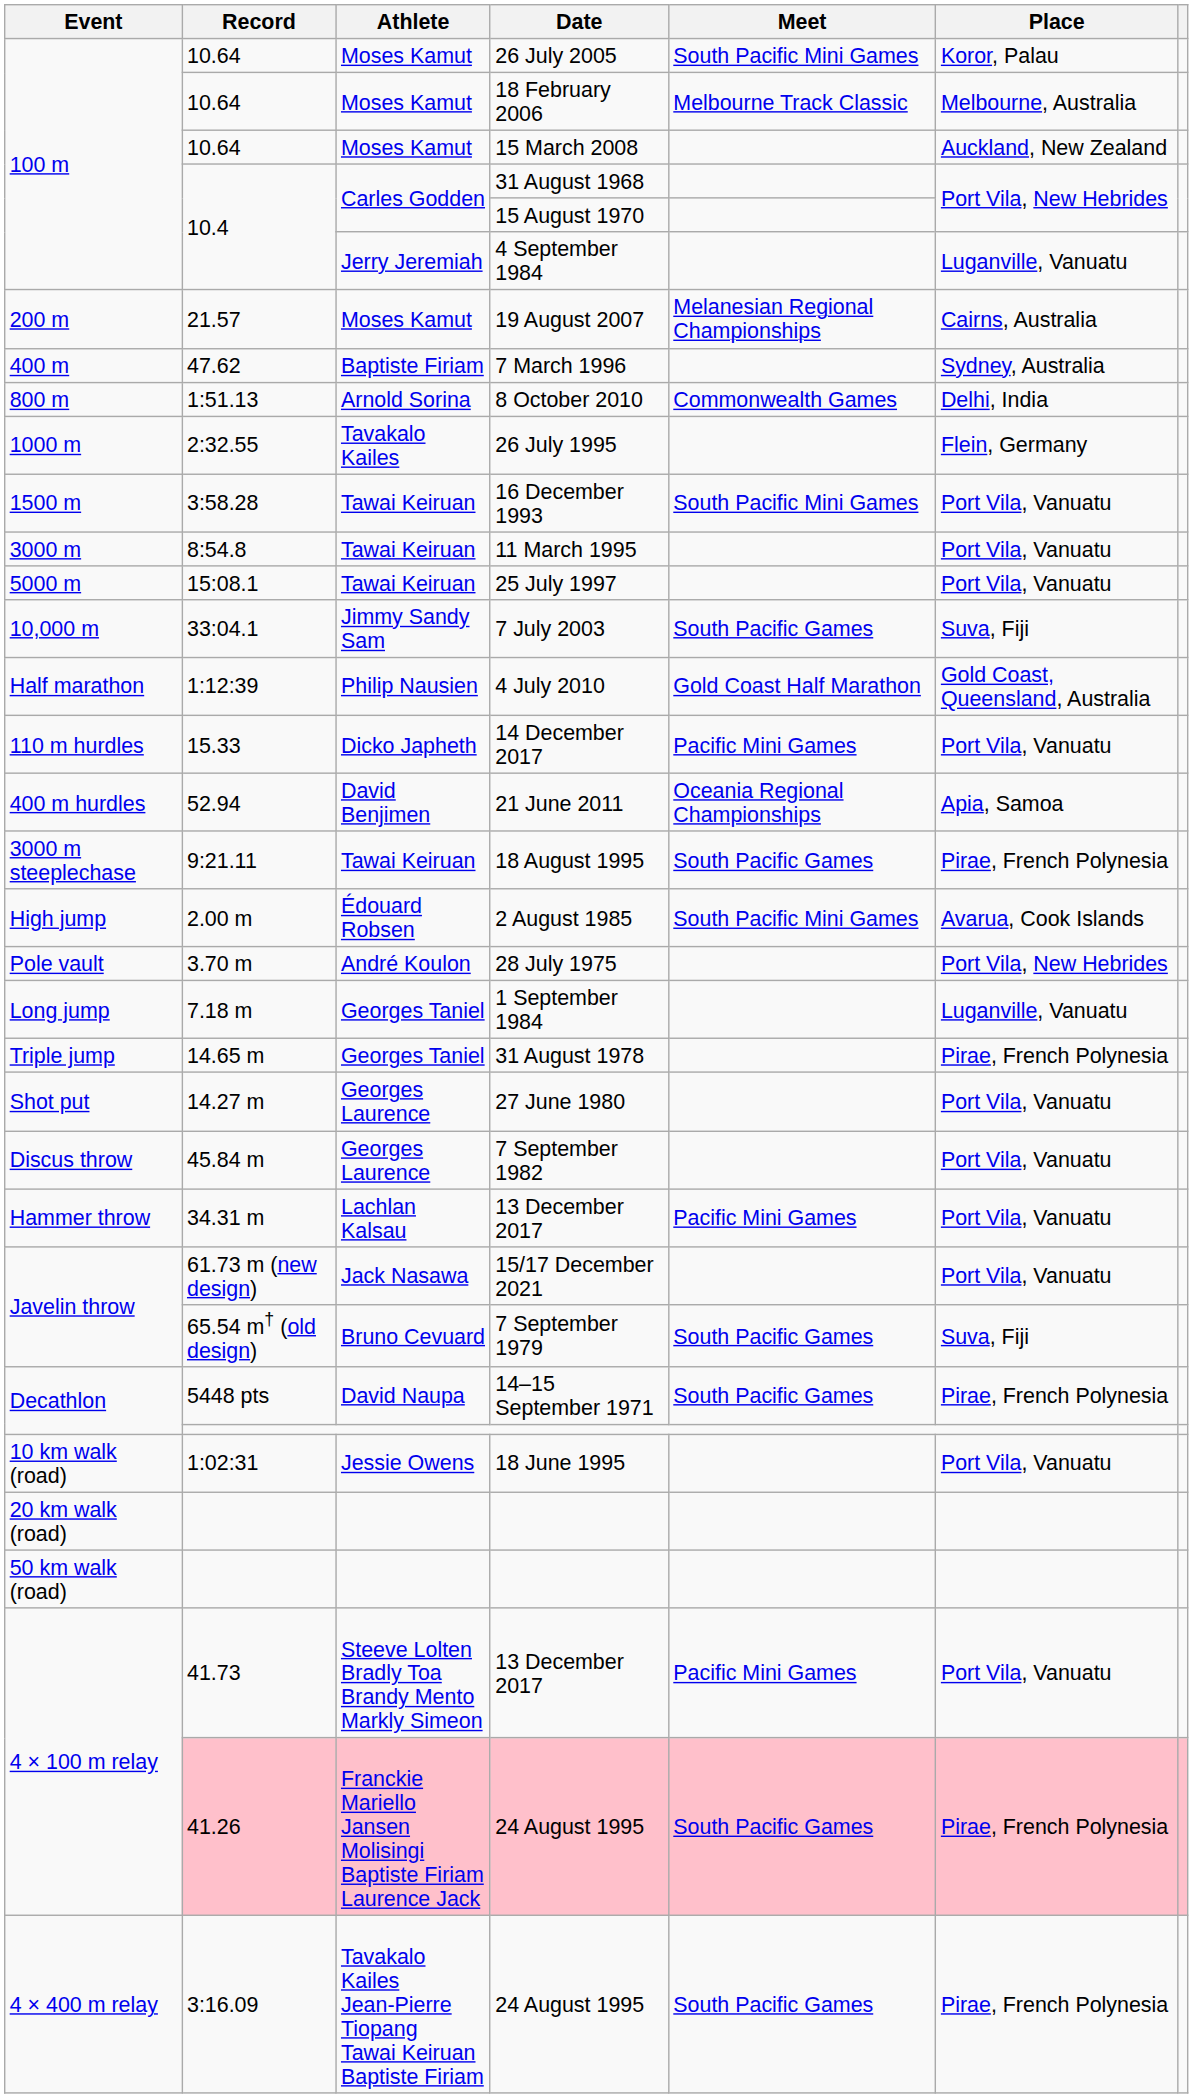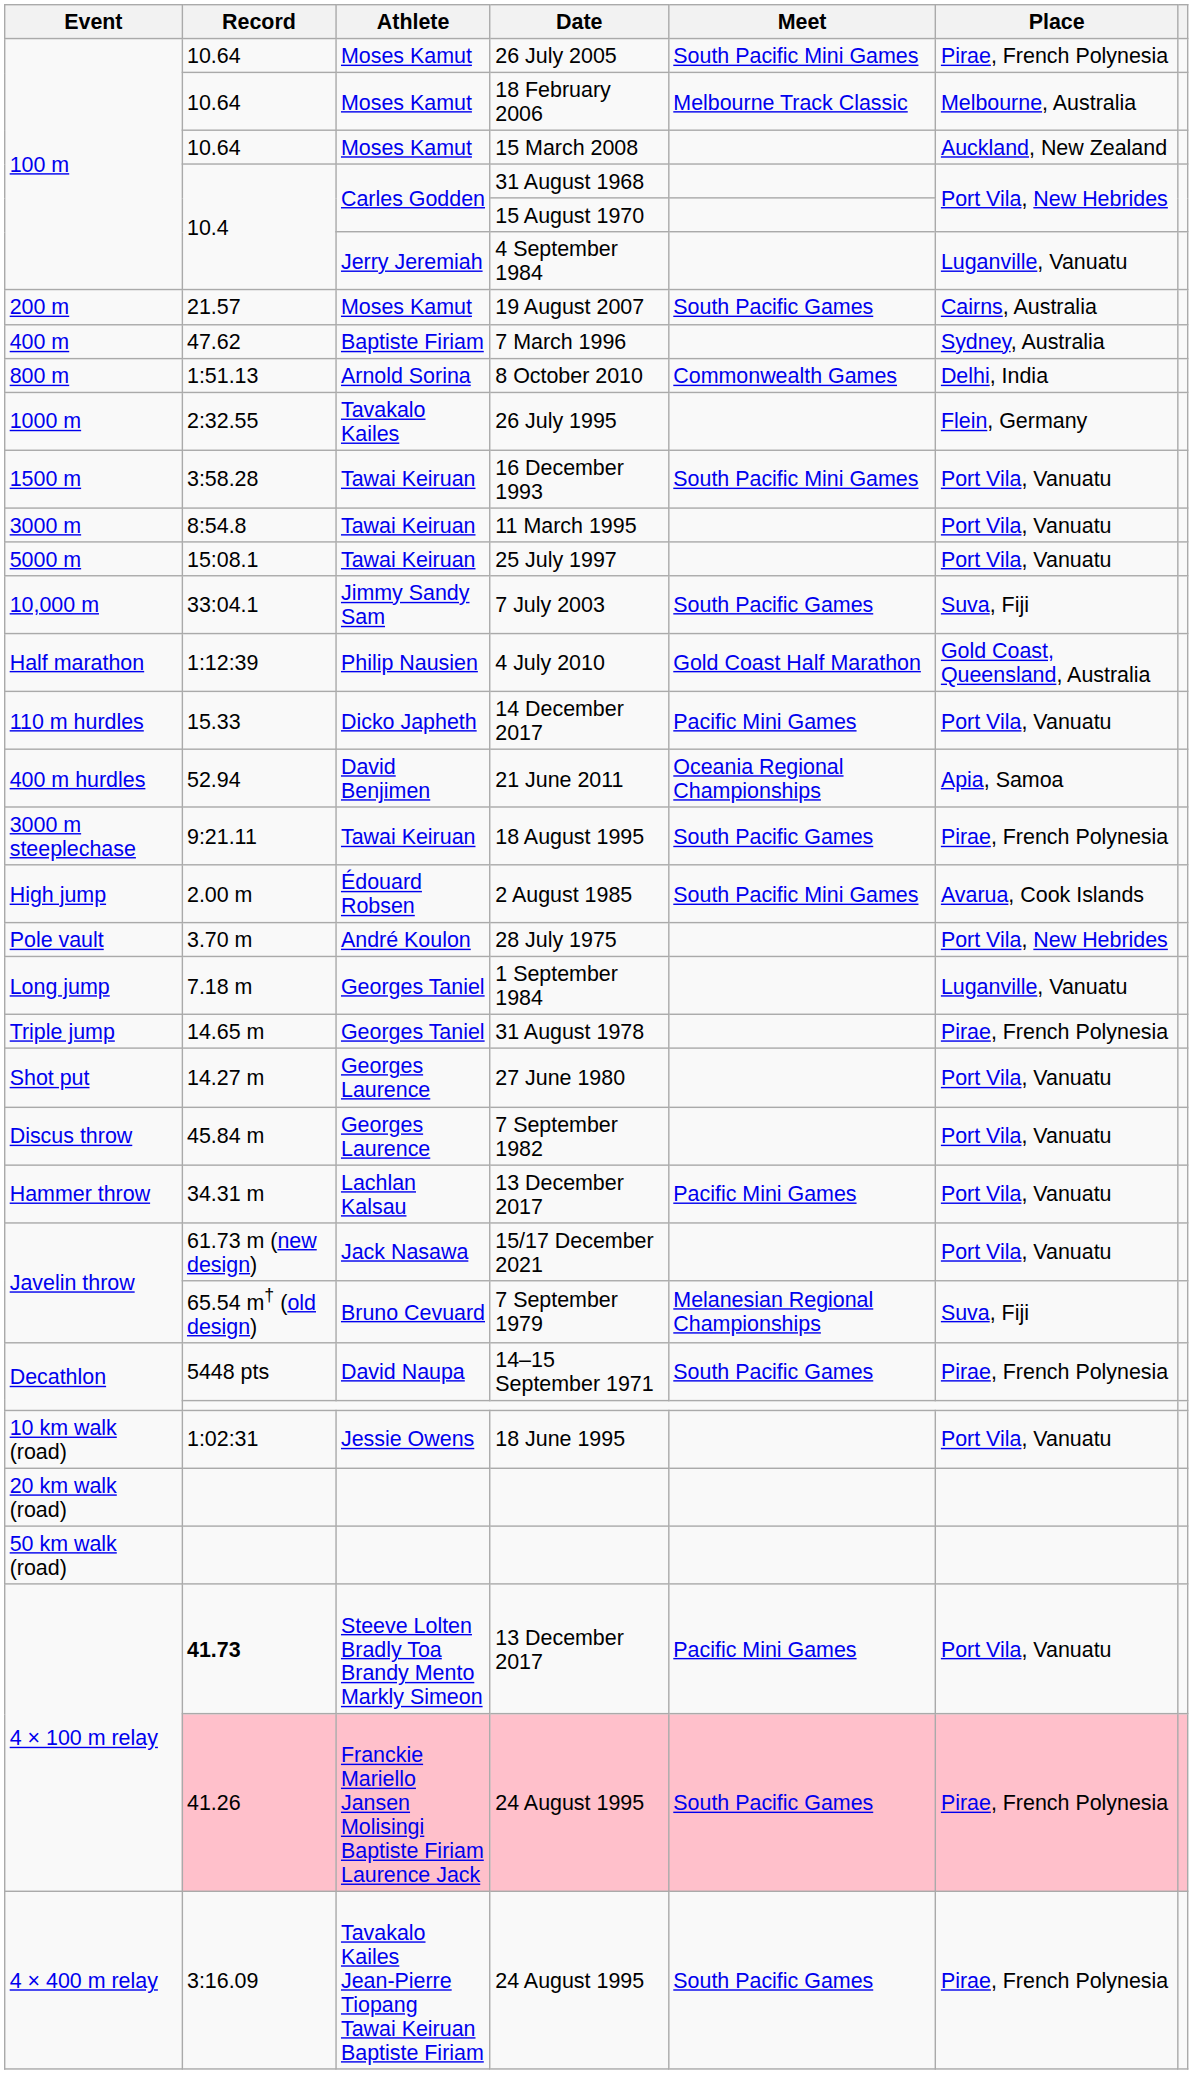(1000, 56) Koror, Palau -> (1055, 56) Pirae, French Polynesia
(773, 319) Melanesian Regional Championships -> (773, 307) South Pacific Games
(773, 1336) South Pacific Games -> (773, 1312) Melanesian Regional Championships
(214, 1673) normal -> (214, 1649) bold
